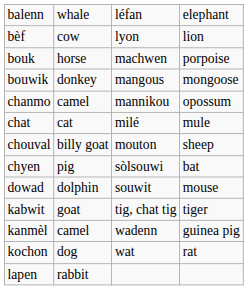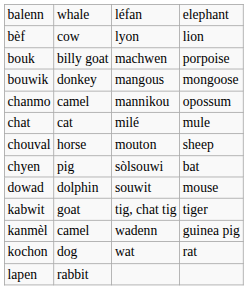(72, 58) horse -> (83, 58) billy goat
(83, 144) billy goat -> (72, 144) horse
